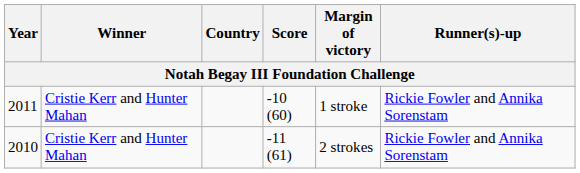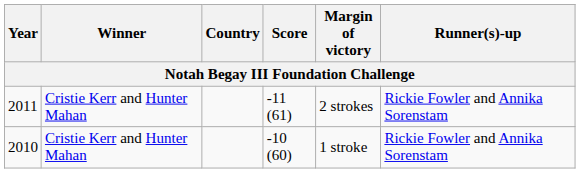(279, 106) -10 (60) -> (279, 106) -11 (61)
(343, 106) 1 stroke -> (346, 106) 2 strokes
(279, 147) -11 (61) -> (279, 147) -10 (60)
(346, 147) 2 strokes -> (343, 147) 1 stroke
